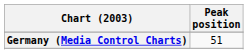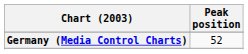(216, 40) 51 -> (216, 40) 52
